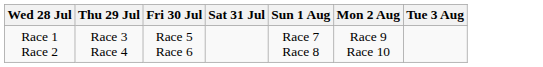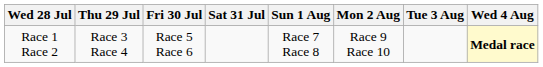+ column: (502, 15)
